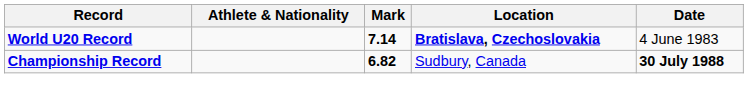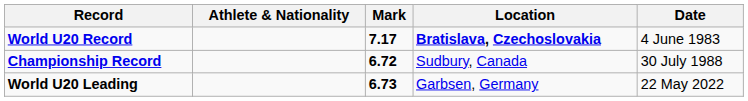(382, 38) 7.14 -> (383, 38) 7.17
(382, 61) 6.82 -> (383, 61) 6.72
(682, 61) bold -> (682, 61) normal
+ row: (73, 84)
